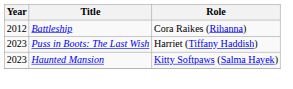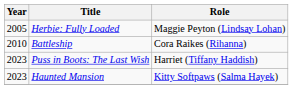+ row: (75, 28)
(17, 28) 2012 -> (17, 44) 2010
